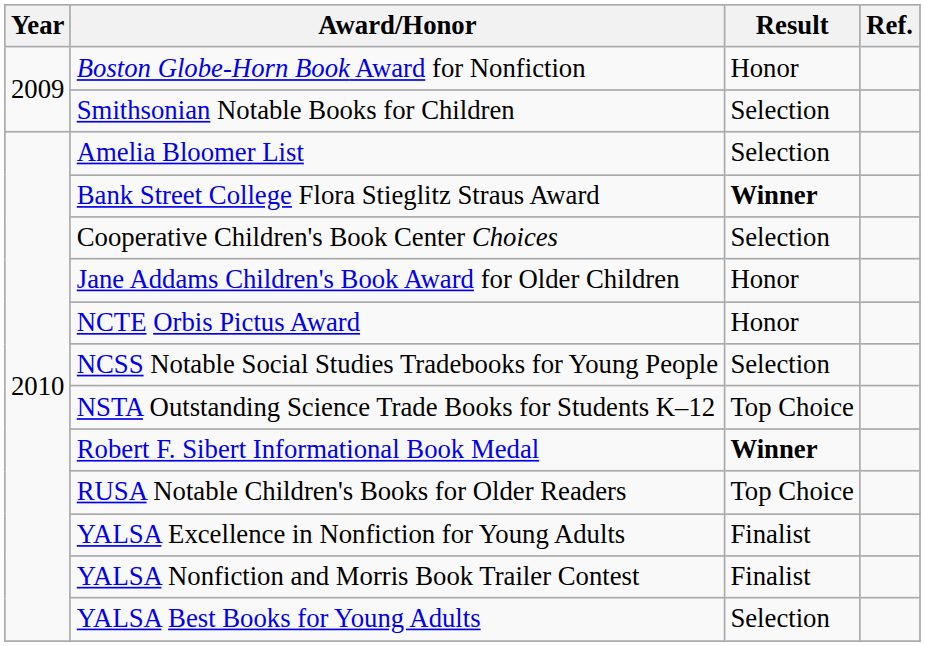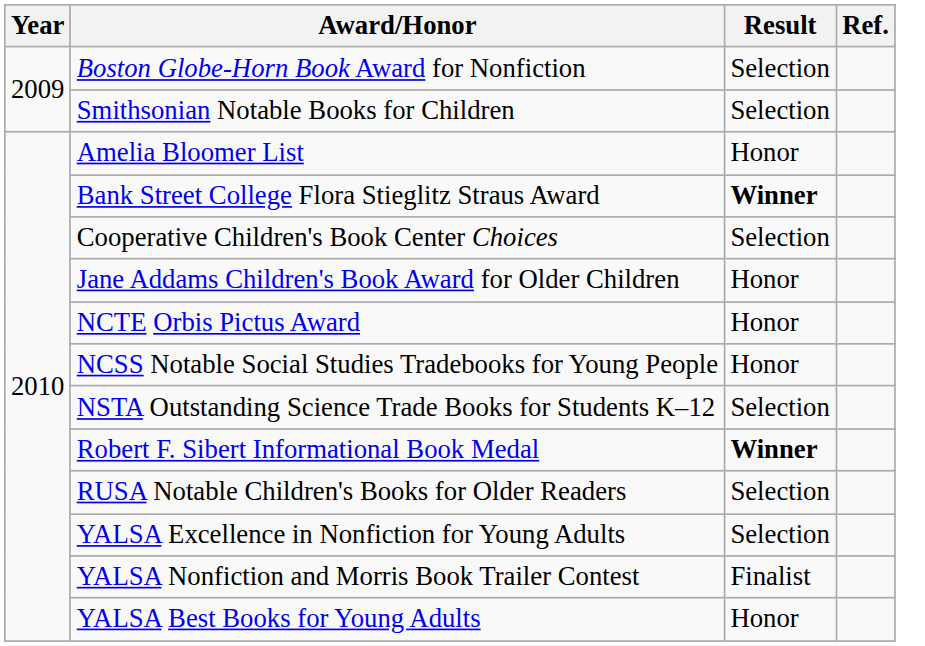(765, 68) Honor -> (780, 68) Selection
(780, 152) Selection -> (765, 152) Honor
(780, 364) Selection -> (765, 364) Honor
(792, 407) Top Choice -> (780, 407) Selection
(792, 491) Top Choice -> (780, 491) Selection
(770, 534) Finalist -> (780, 534) Selection
(780, 618) Selection -> (765, 618) Honor
